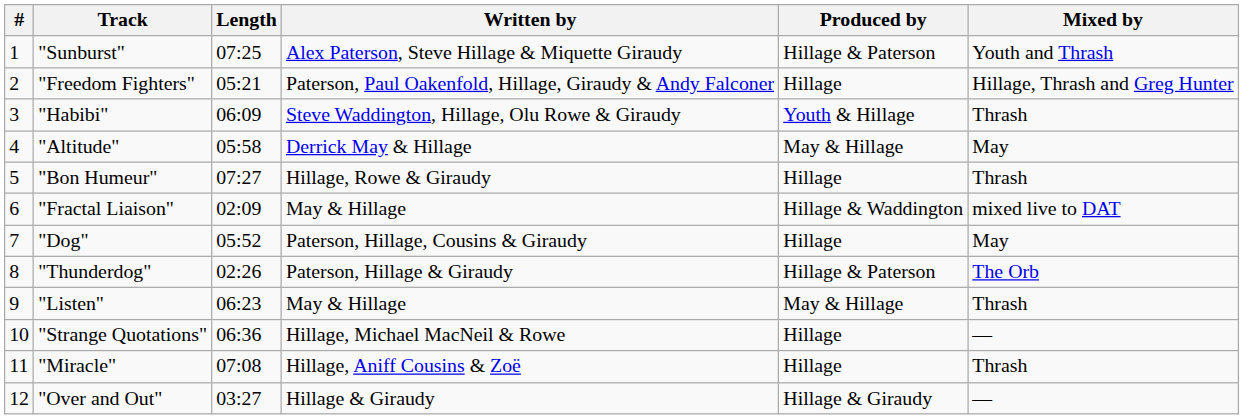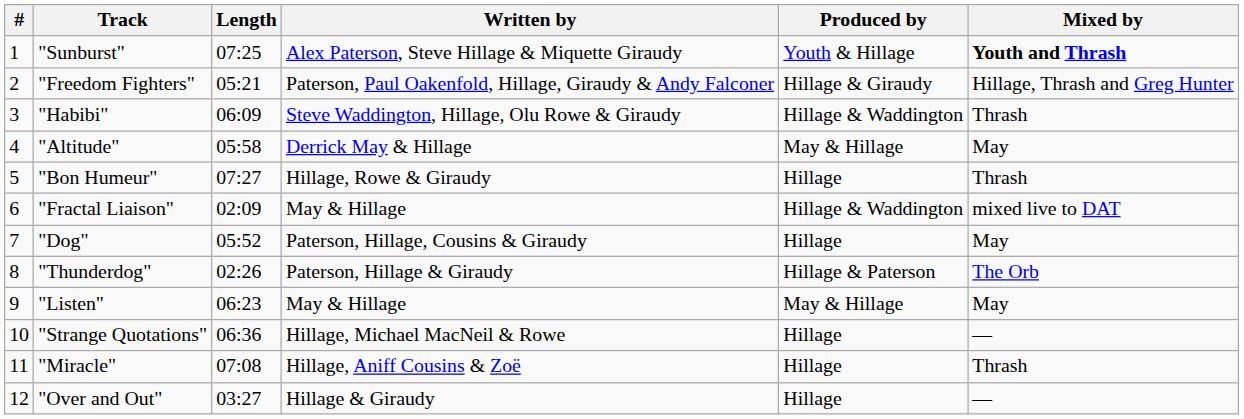(859, 51) Hillage & Paterson -> (849, 51) Youth & Hillage
(1043, 51) normal -> (1049, 51) bold
(812, 83) Hillage -> (858, 83) Hillage & Giraudy
(849, 114) Youth & Hillage -> (873, 114) Hillage & Waddington
(1000, 303) Thrash -> (991, 303) May
(858, 397) Hillage & Giraudy -> (812, 397) Hillage
